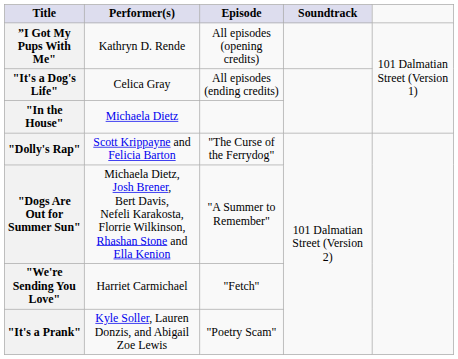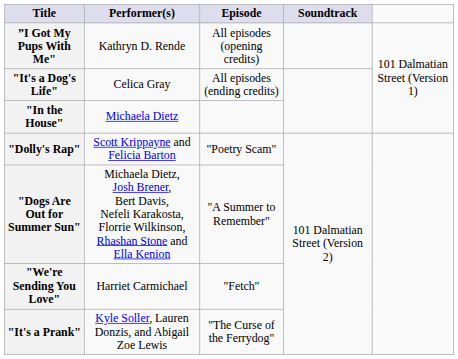(241, 148) "The Curse of the Ferrydog" -> (241, 148) "Poetry Scam"
(241, 331) "Poetry Scam" -> (241, 331) "The Curse of the Ferrydog"
